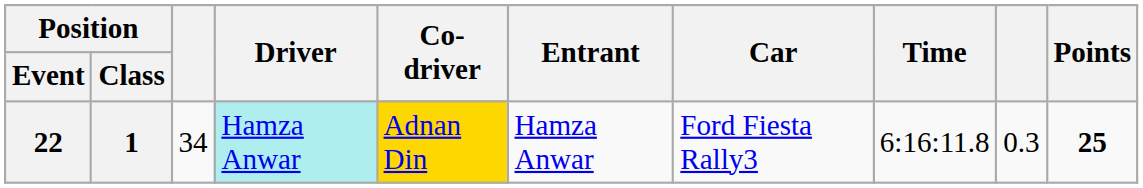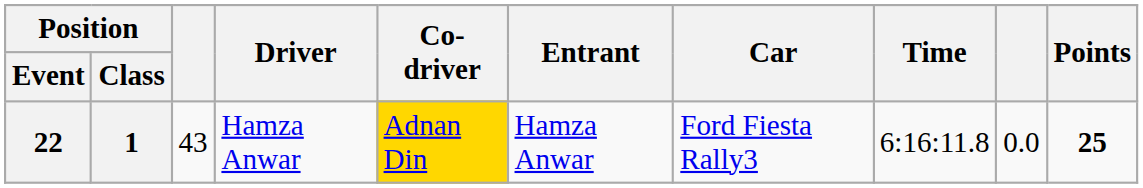(193, 141) 34 -> (193, 141) 43
(263, 141) paleturquoise background -> (263, 141) no background
(1021, 141) 0.3 -> (1021, 141) 0.0
